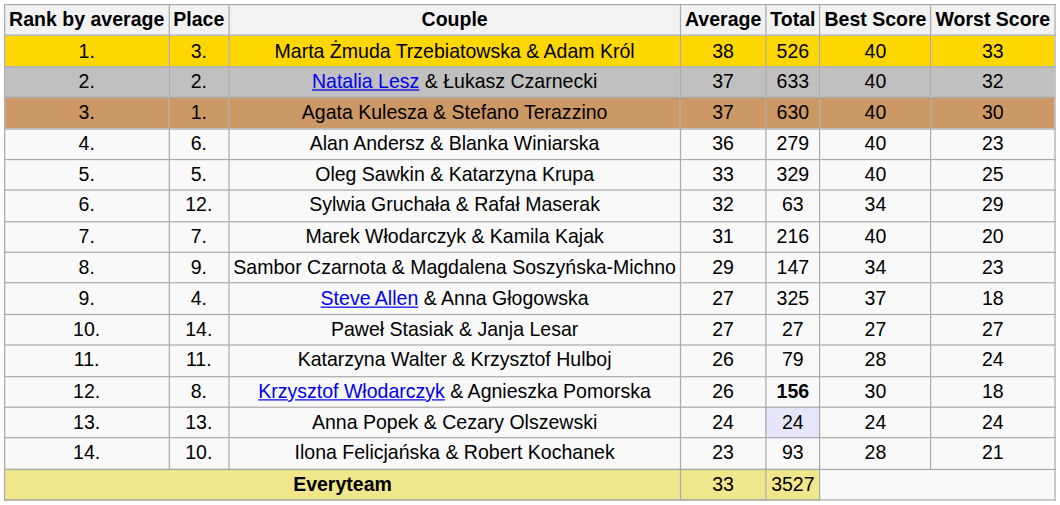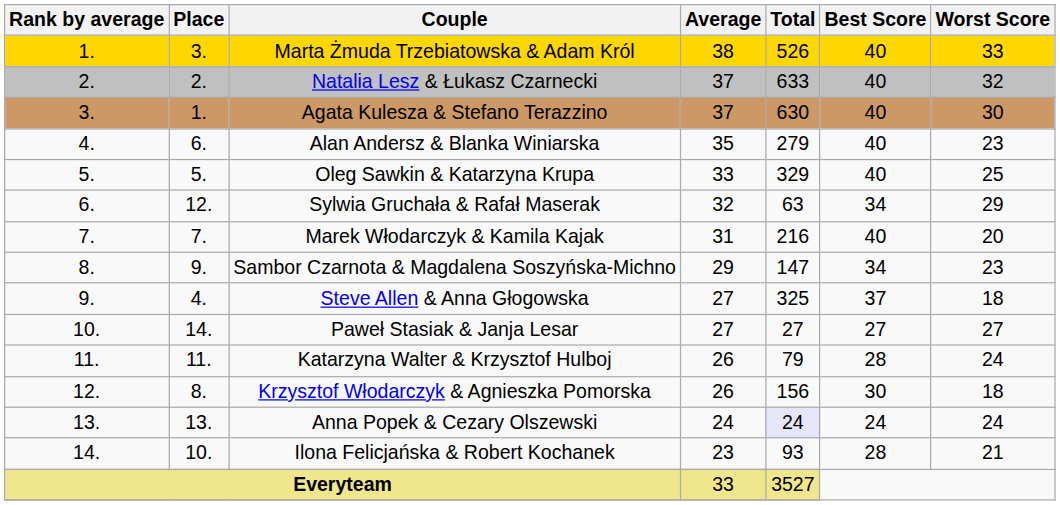(723, 143) 36 -> (723, 143) 35
(793, 391) bold -> (793, 391) normal
